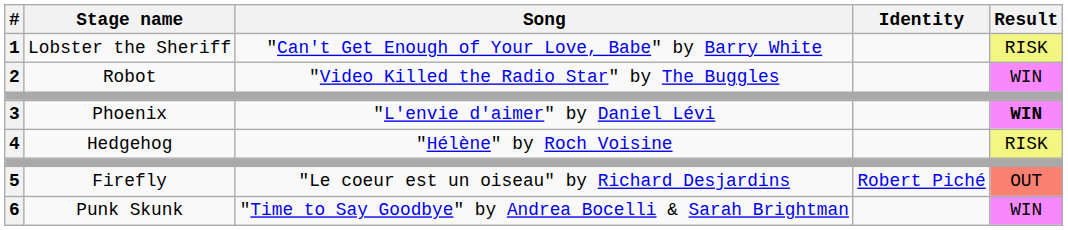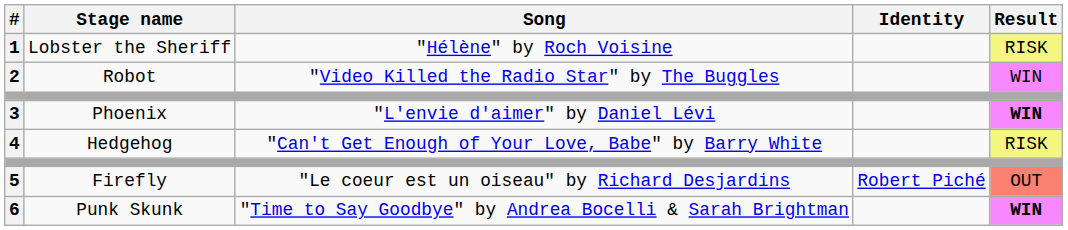(544, 48) "Can't Get Enough of Your Love, Babe" by Barry White -> (544, 48) "Hélène" by Roch Voisine
(544, 144) "Hélène" by Roch Voisine -> (544, 144) "Can't Get Enough of Your Love, Babe" by Barry White
(1026, 210) normal -> (1026, 210) bold
